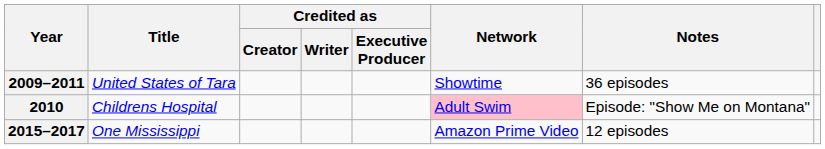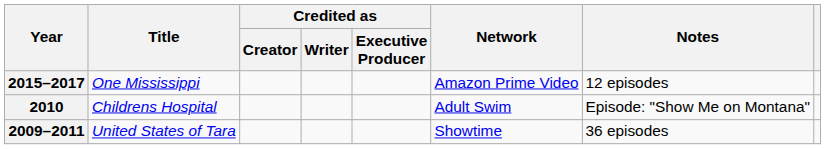rows swapped: (46, 82) <-> (46, 131)
(473, 107) pink background -> (473, 107) no background
